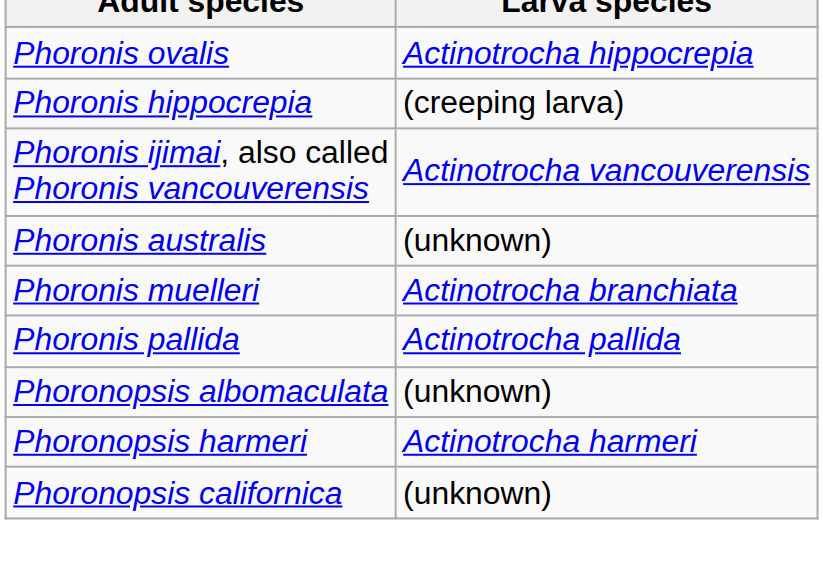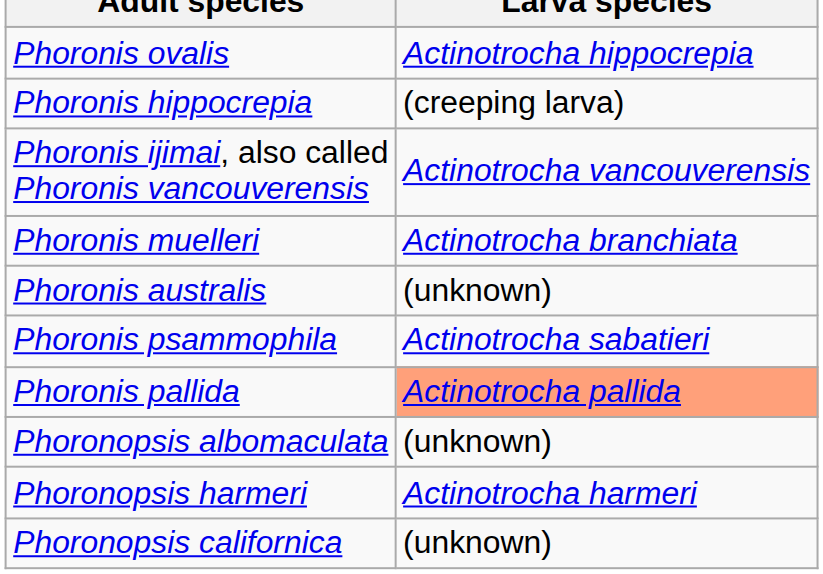rows swapped: (140, 239) <-> (136, 290)
+ row: (175, 340)
(542, 340) no background -> (542, 391) lightsalmon background
